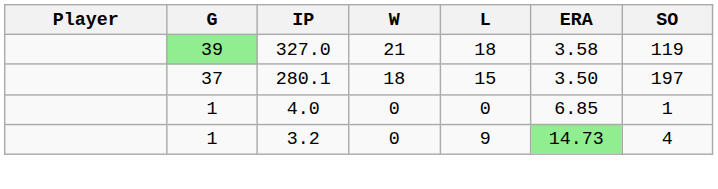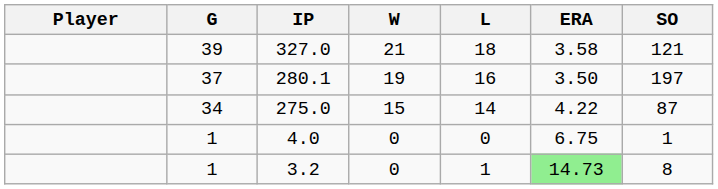(212, 50) lightgreen background -> (212, 50) no background
(667, 50) 119 -> (667, 50) 121
(394, 79) 18 -> (394, 79) 19
(485, 79) 15 -> (485, 79) 16
+ row: (303, 109)
(576, 109) 6.85 -> (576, 139) 6.75
(485, 139) 9 -> (485, 169) 1
(667, 139) 4 -> (667, 169) 8
